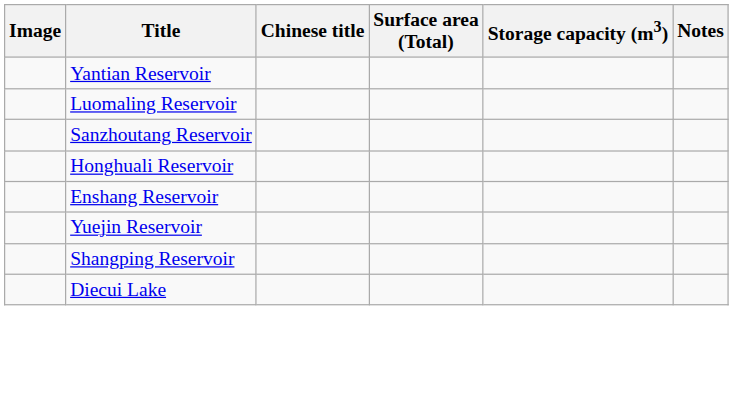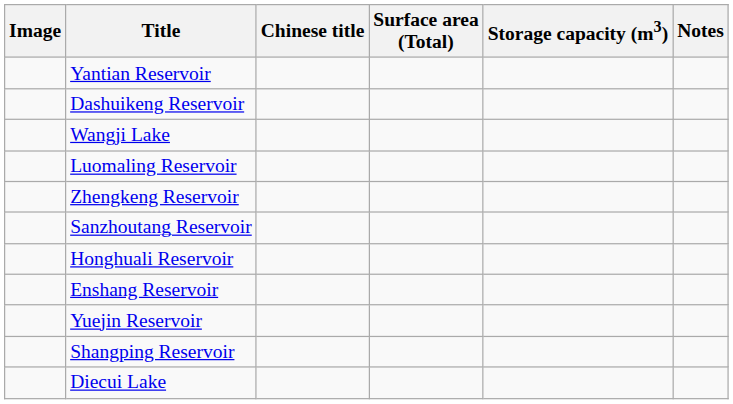+ row: (157, 103)
+ row: (120, 134)
+ row: (154, 196)
